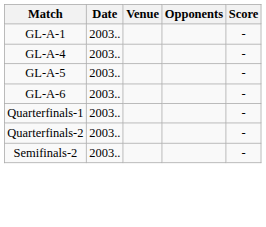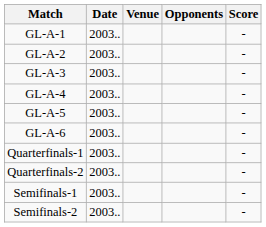+ row: (45, 53)
+ row: (45, 73)
+ row: (45, 192)
